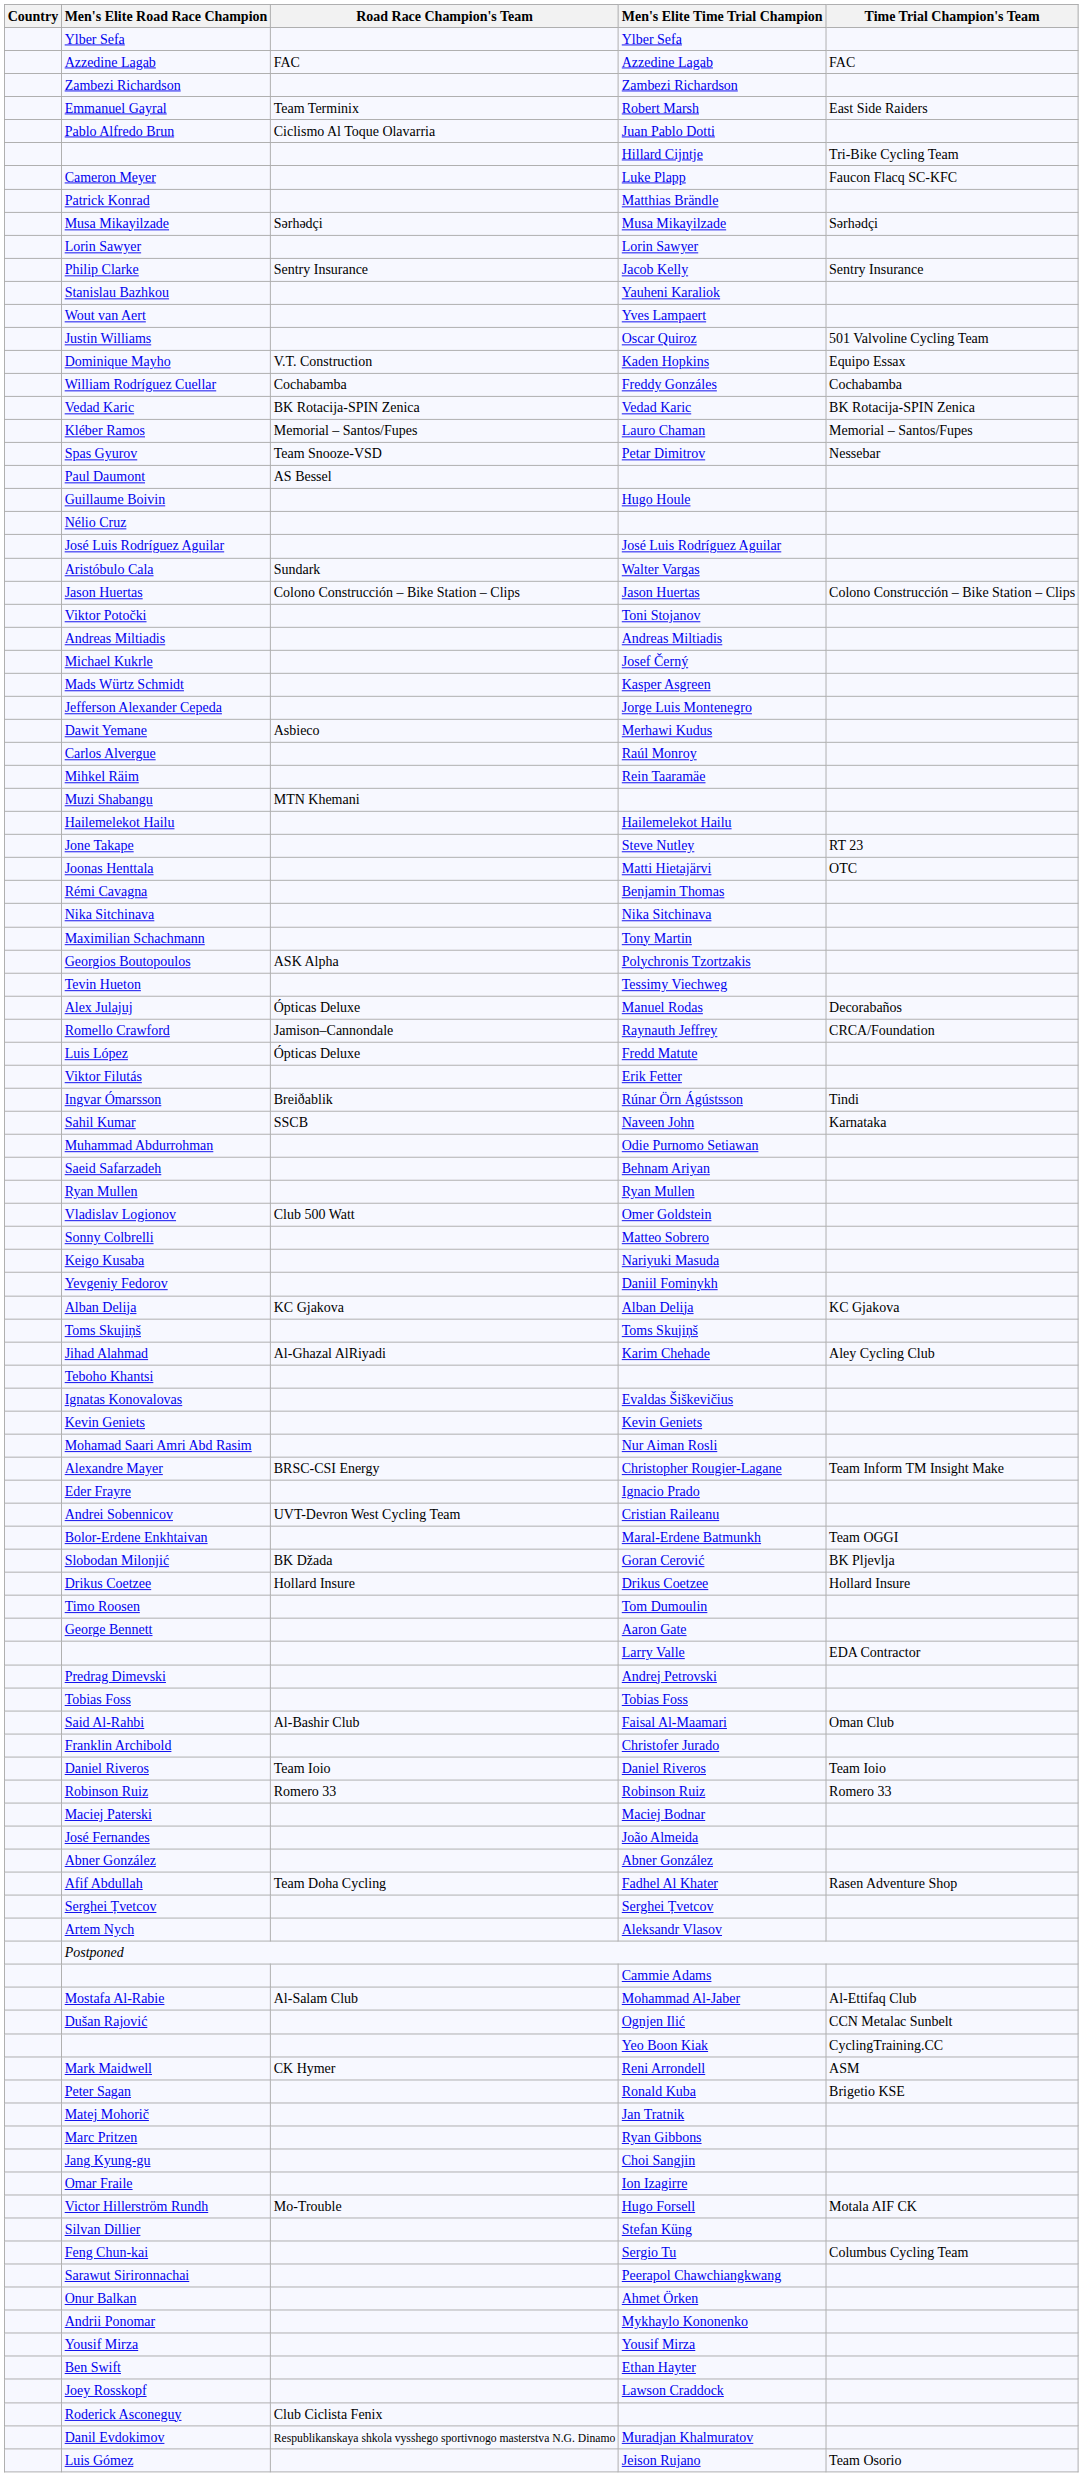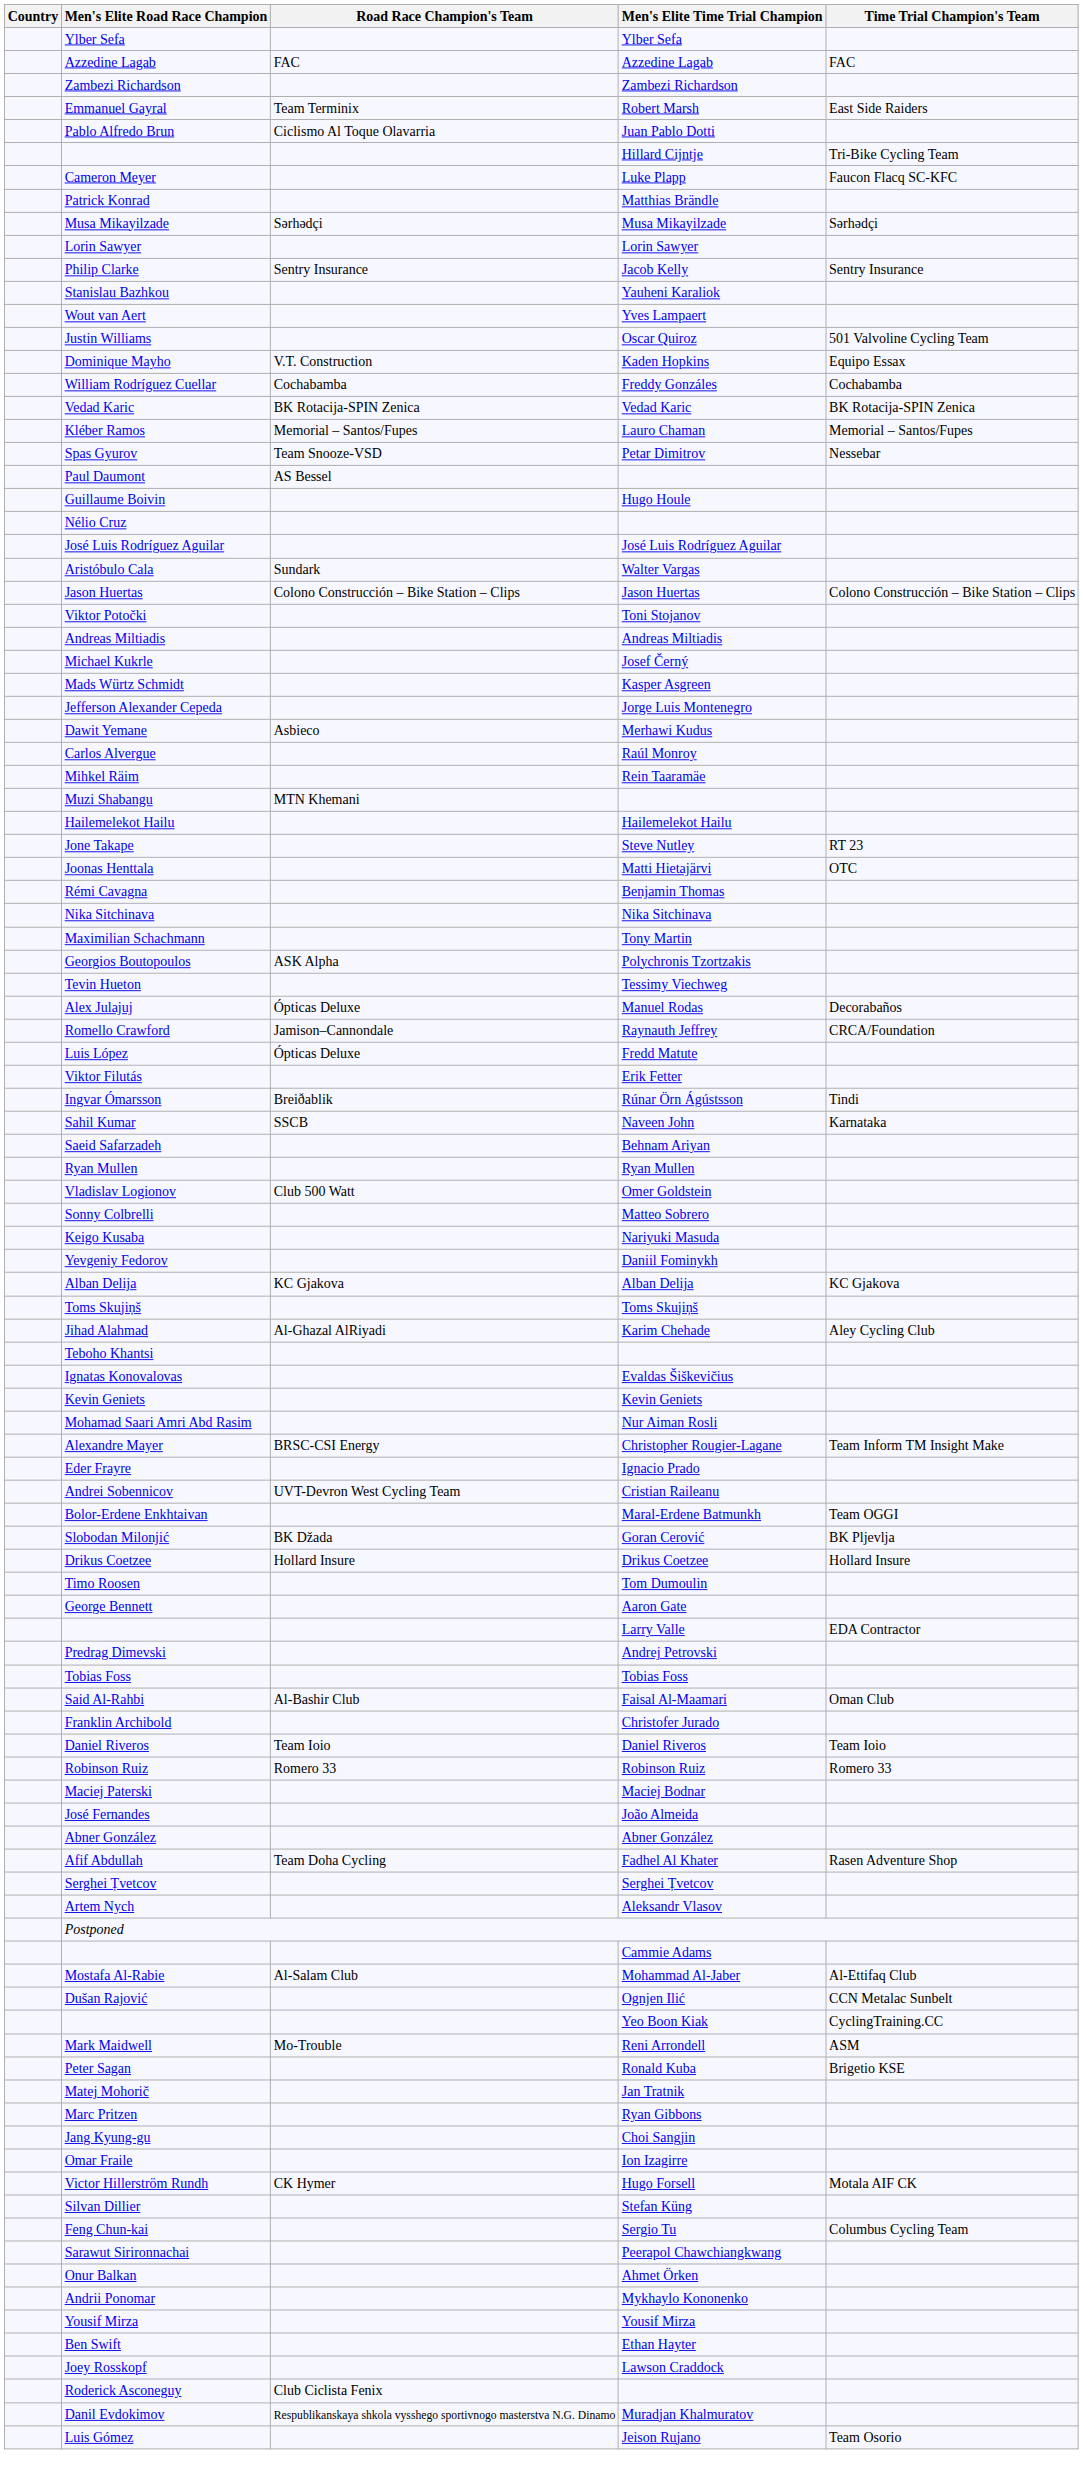- row: (139, 1146)
(305, 2068) CK Hymer -> (308, 2045) Mo-Trouble
(308, 2206) Mo-Trouble -> (305, 2183) CK Hymer
